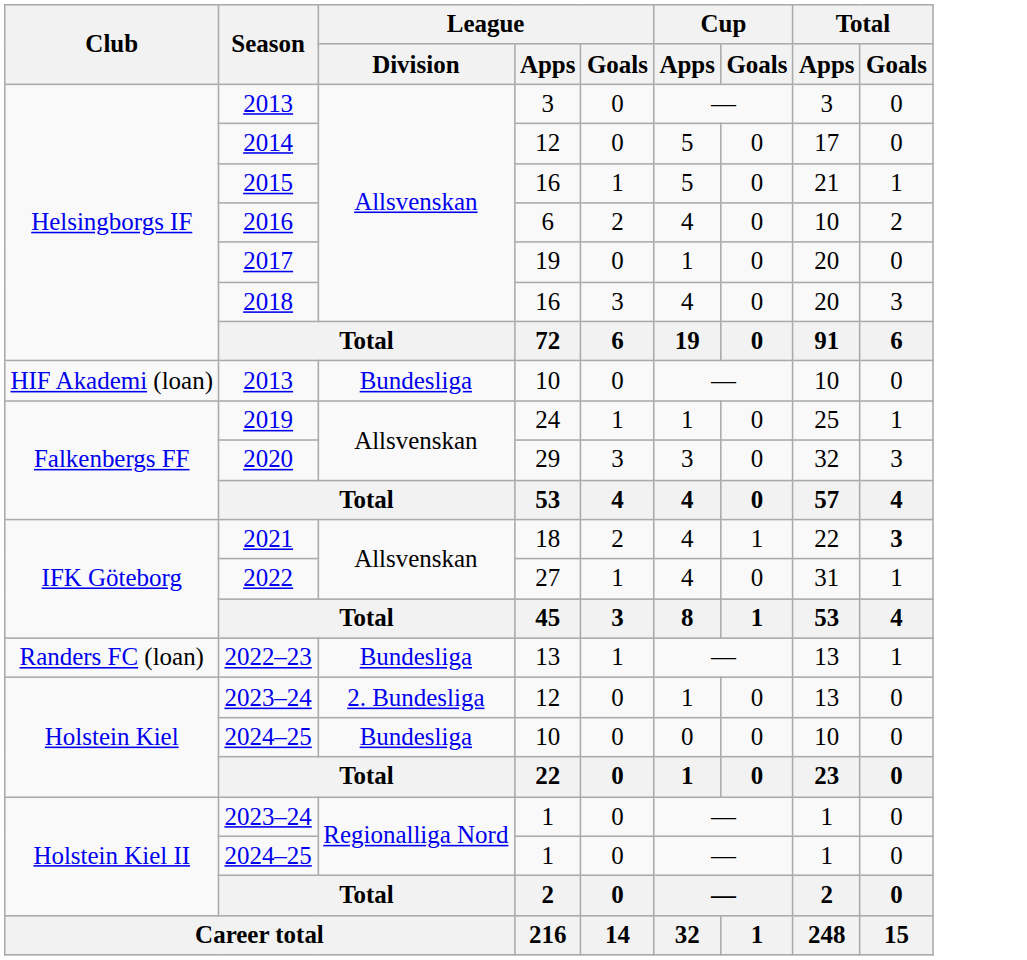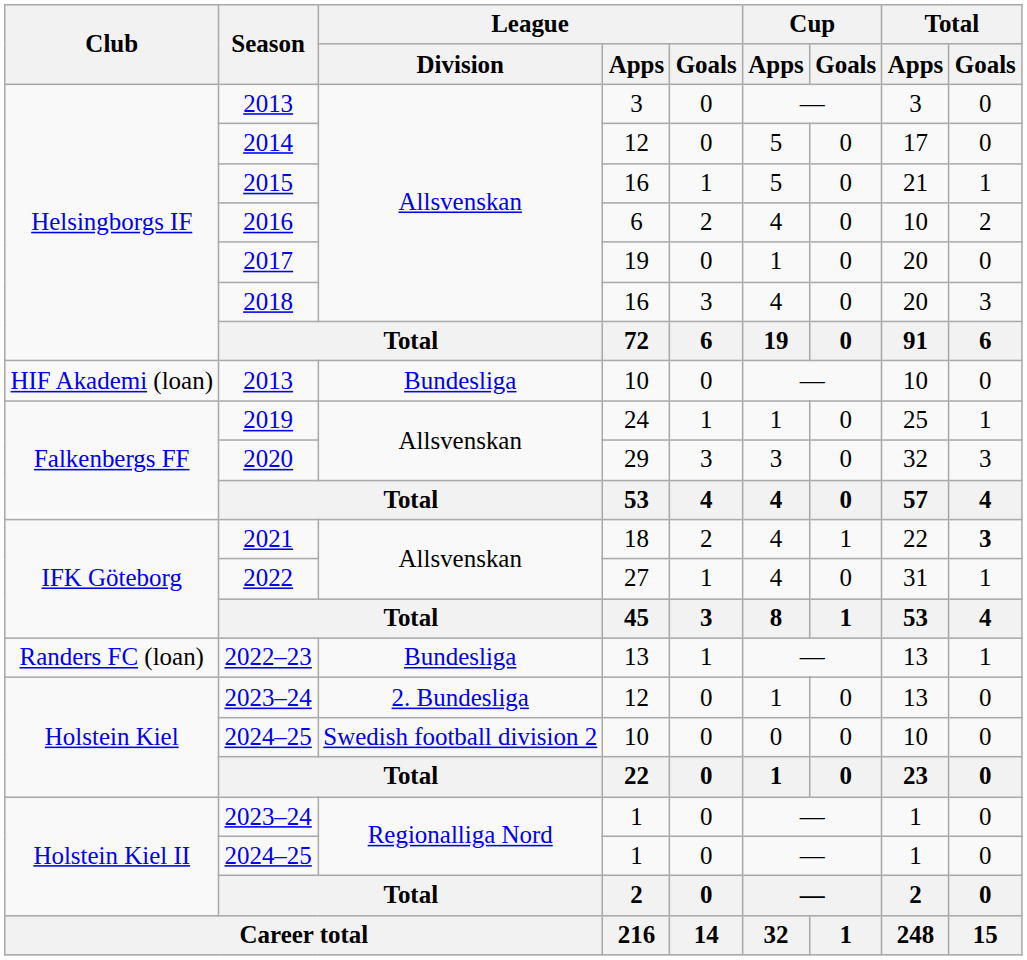(416, 736) Bundesliga -> (460, 736) Swedish football division 2
